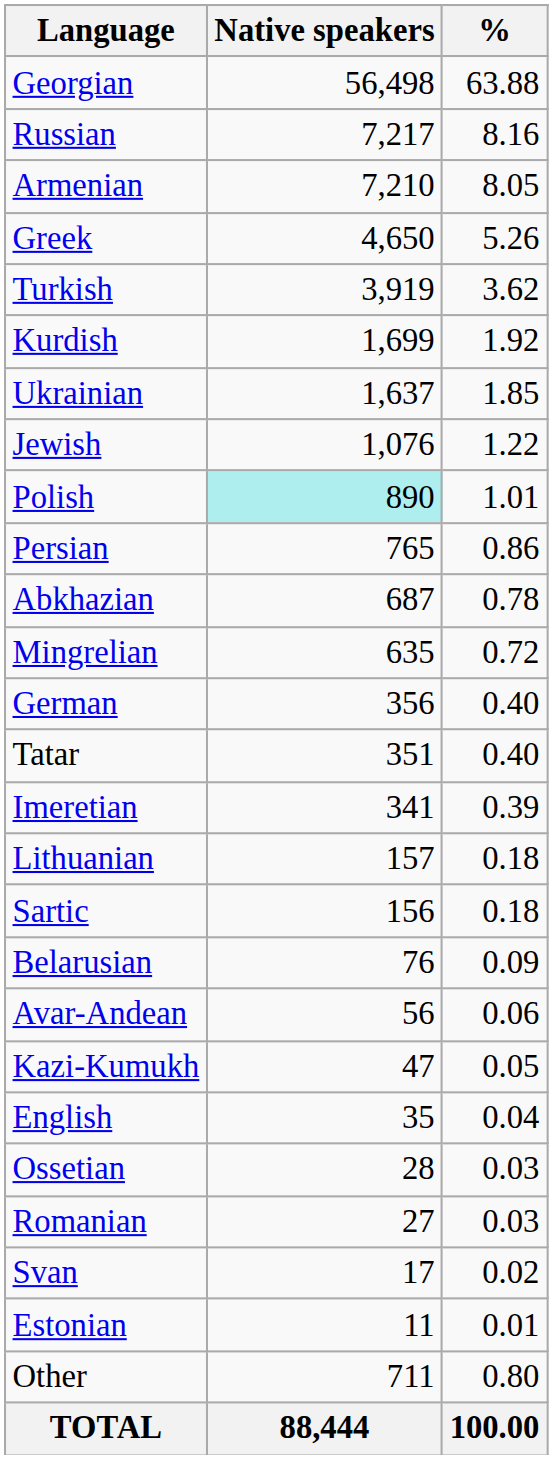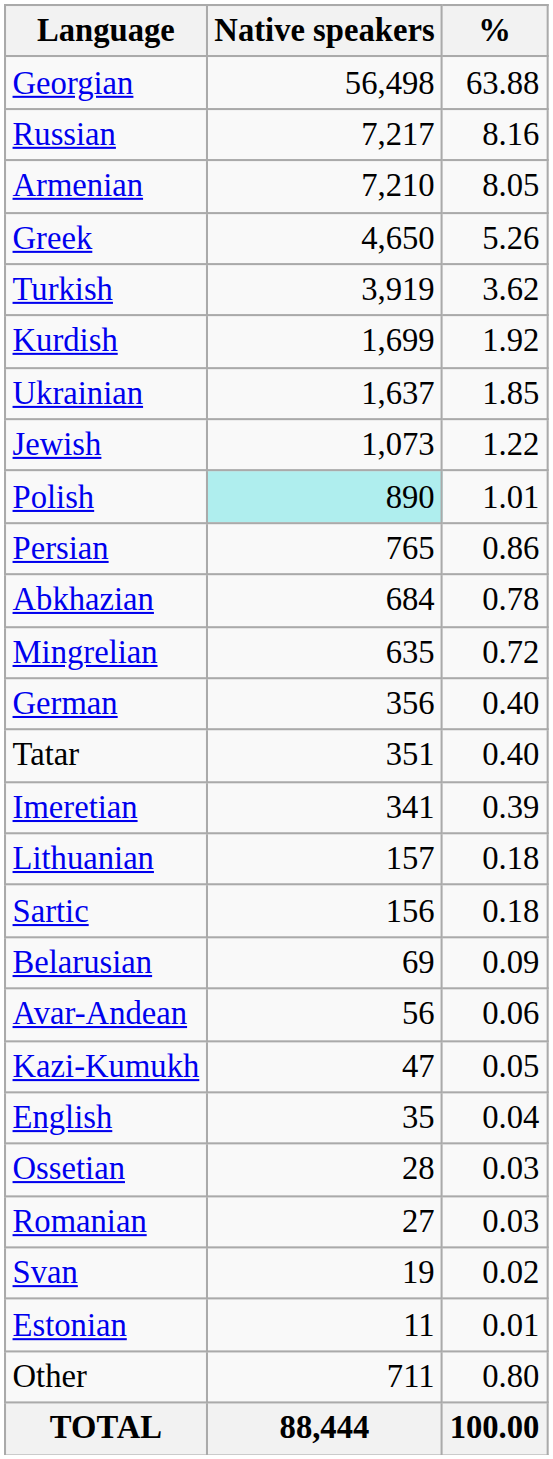(398, 444) 1,076 -> (398, 444) 1,073
(410, 599) 687 -> (410, 599) 684
(418, 962) 76 -> (418, 962) 69
(418, 1272) 17 -> (418, 1272) 19
